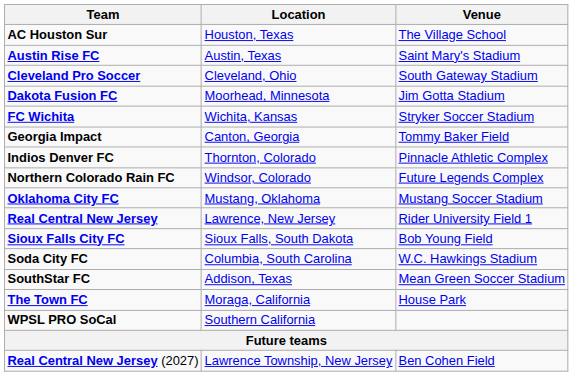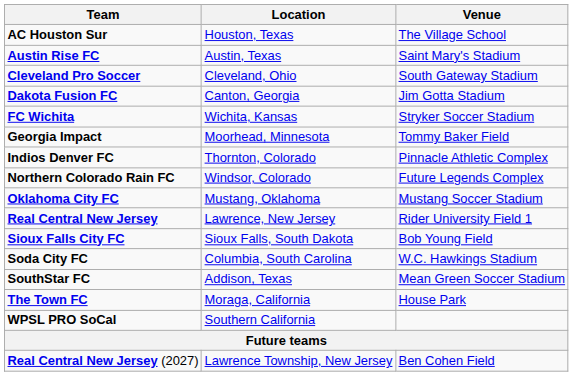(267, 96) Moorhead, Minnesota -> (252, 96) Canton, Georgia
(252, 136) Canton, Georgia -> (267, 136) Moorhead, Minnesota
